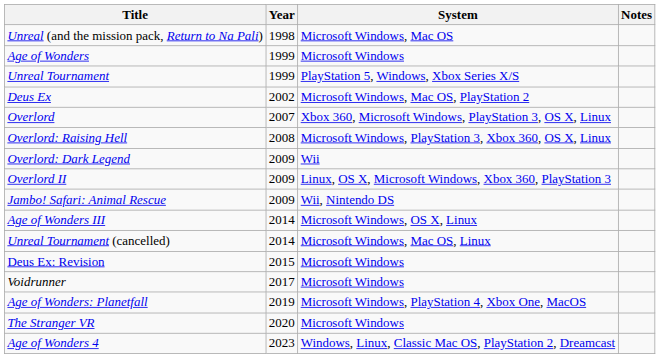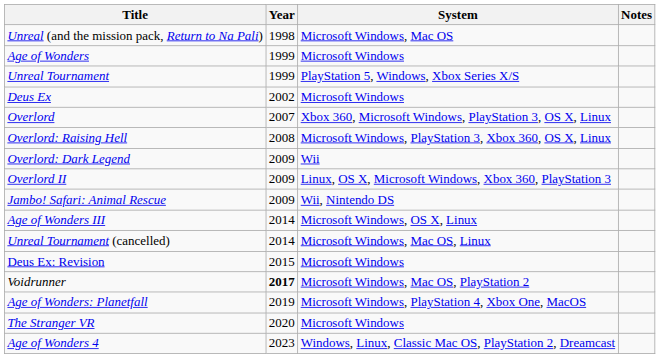(415, 96) Microsoft Windows, Mac OS, PlayStation 2 -> (352, 96) Microsoft Windows
(282, 281) normal -> (282, 281) bold
(352, 281) Microsoft Windows -> (415, 281) Microsoft Windows, Mac OS, PlayStation 2
